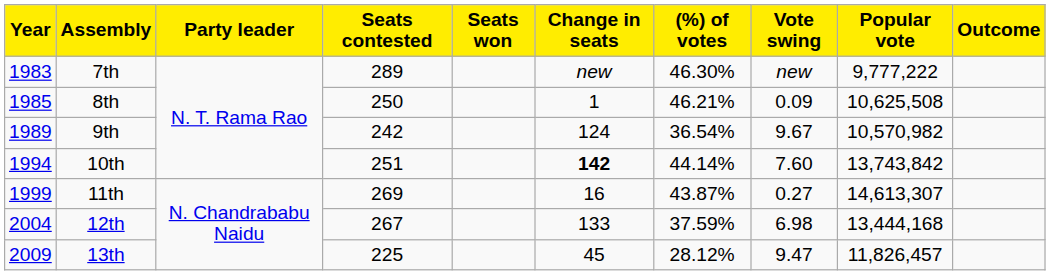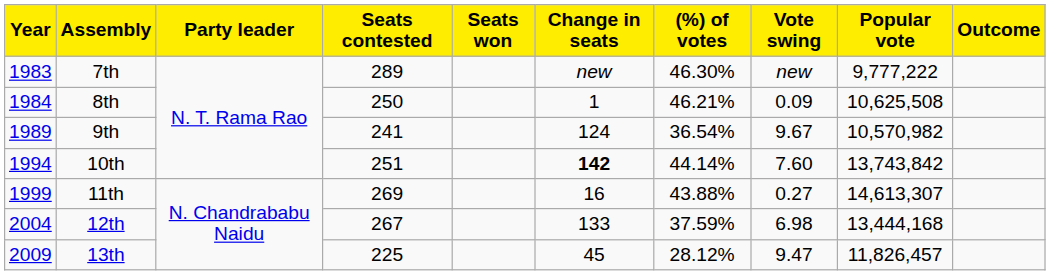(30, 102) 1985 -> (30, 102) 1984
(387, 132) 242 -> (387, 132) 241
(702, 193) 43.87% -> (702, 193) 43.88%
